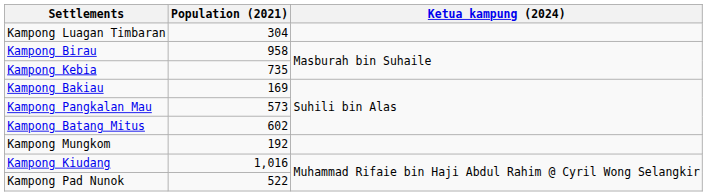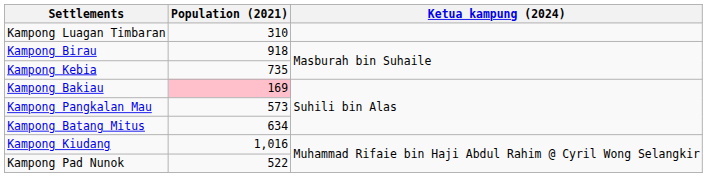(278, 32) 304 -> (278, 32) 310
(278, 51) 958 -> (278, 51) 918
(278, 88) no background -> (278, 88) pink background
(278, 126) 602 -> (278, 126) 634
- row: (59, 144)
